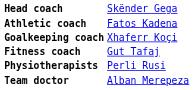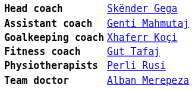+ row: (48, 23)
- row: (45, 23)
